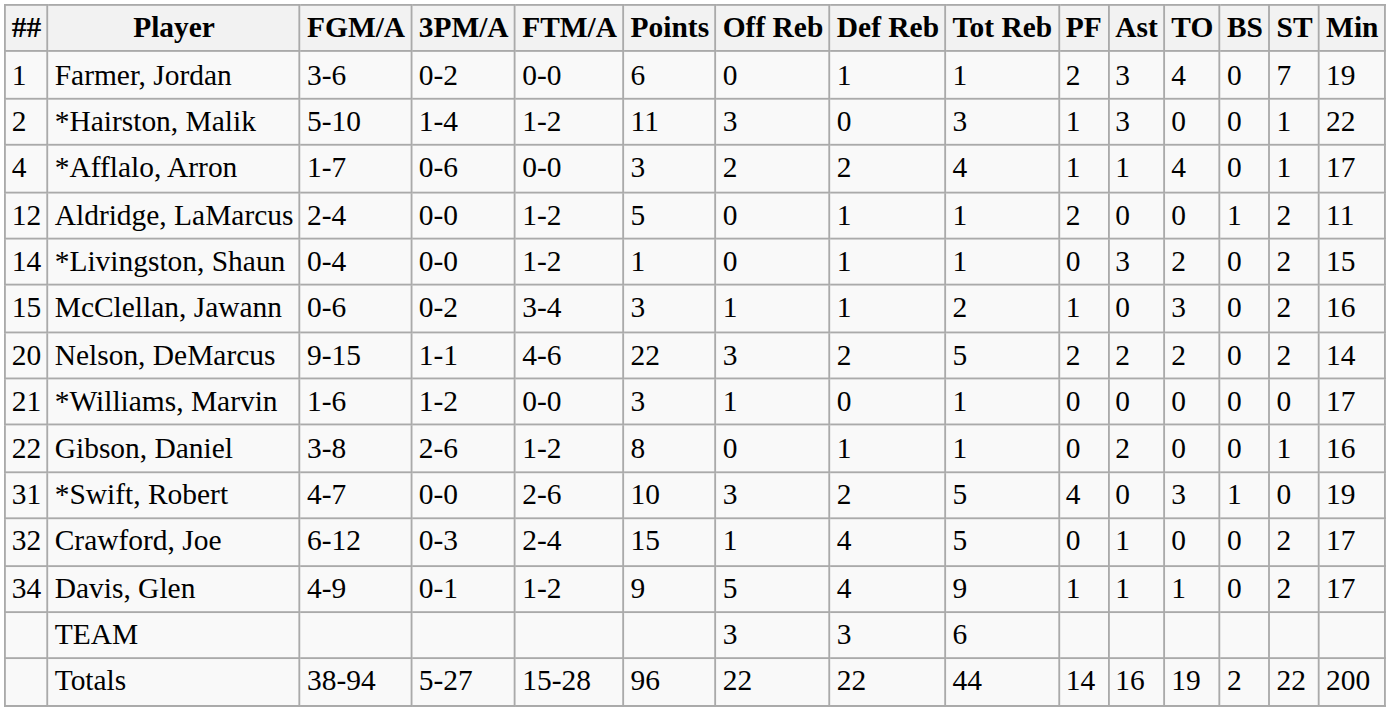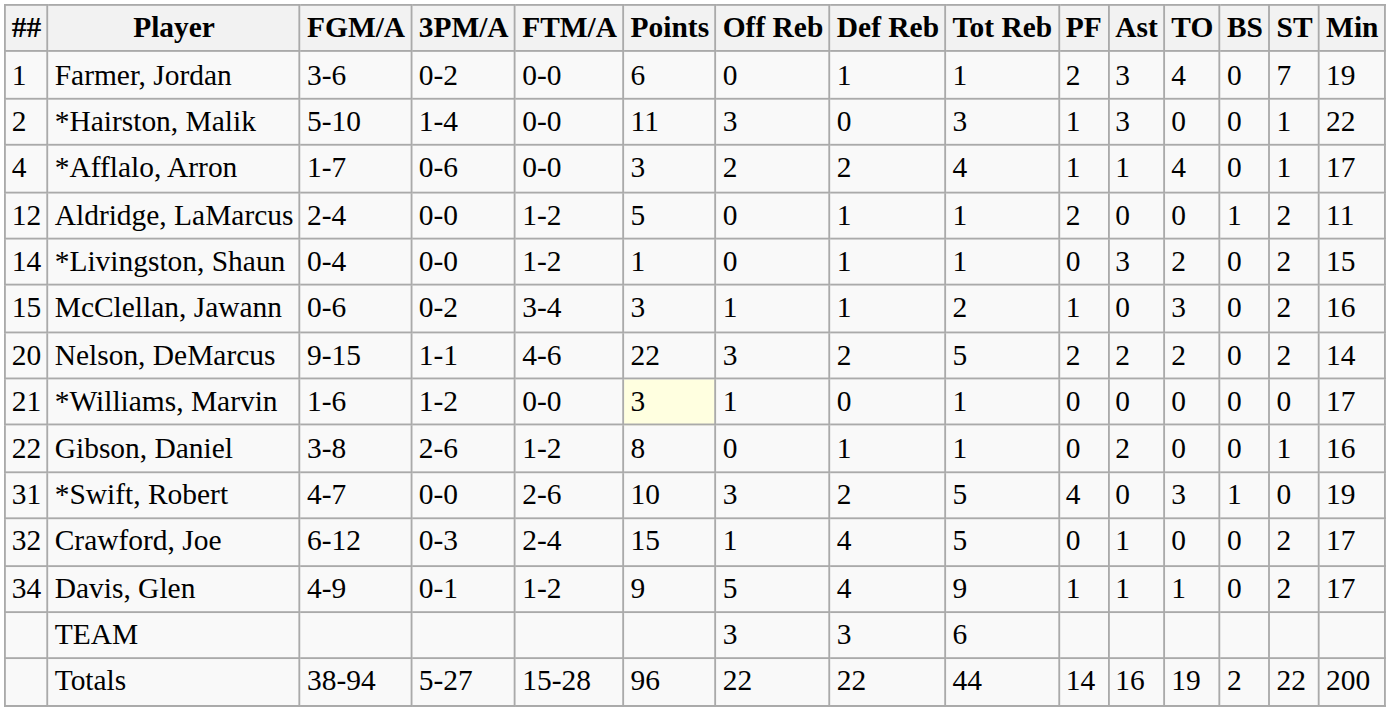(542, 121) 1-2 -> (542, 121) 0-0
(638, 401) no background -> (638, 401) lightyellow background
